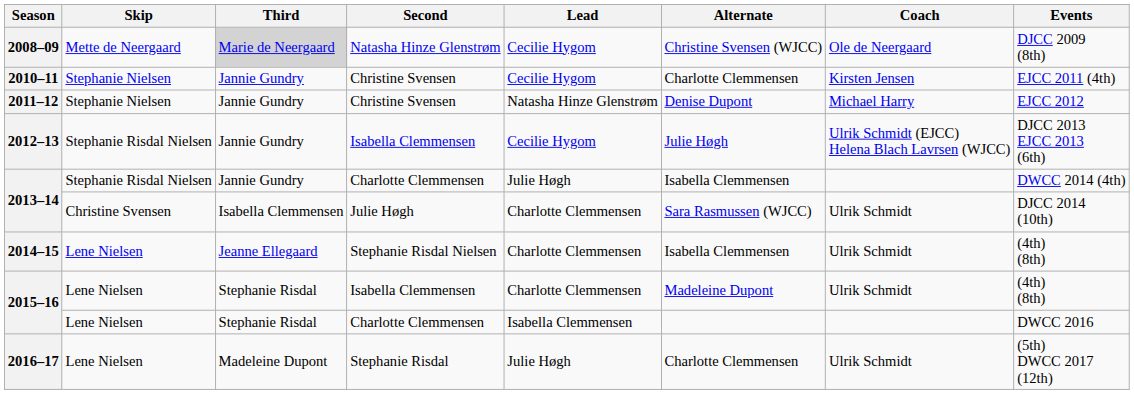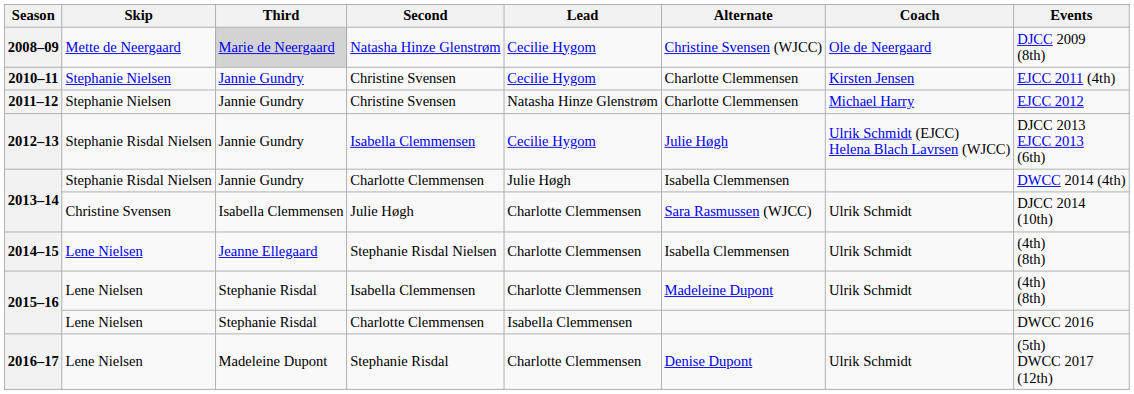(708, 101) Denise Dupont -> (731, 101) Charlotte Clemmensen
(539, 361) Julie Høgh -> (574, 361) Charlotte Clemmensen
(731, 361) Charlotte Clemmensen -> (708, 361) Denise Dupont
